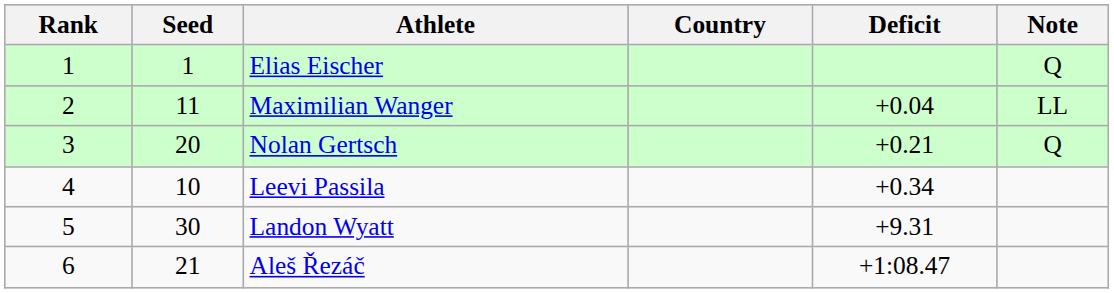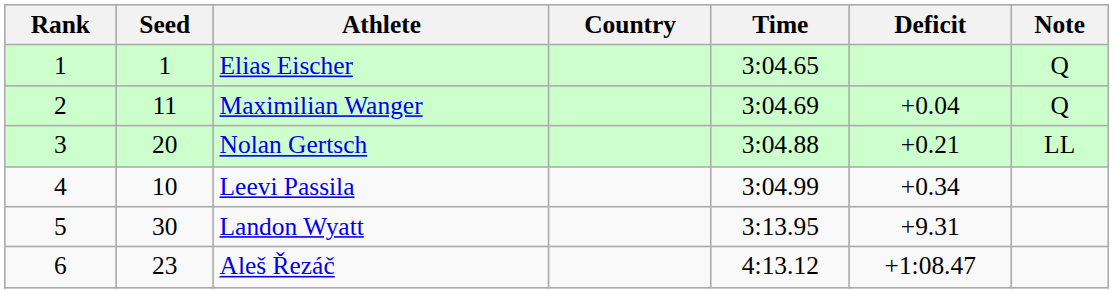+ column: (780, 24)
(1053, 105) LL -> (1060, 105) Q
(1053, 145) Q -> (1060, 145) LL
(188, 266) 21 -> (165, 266) 23
